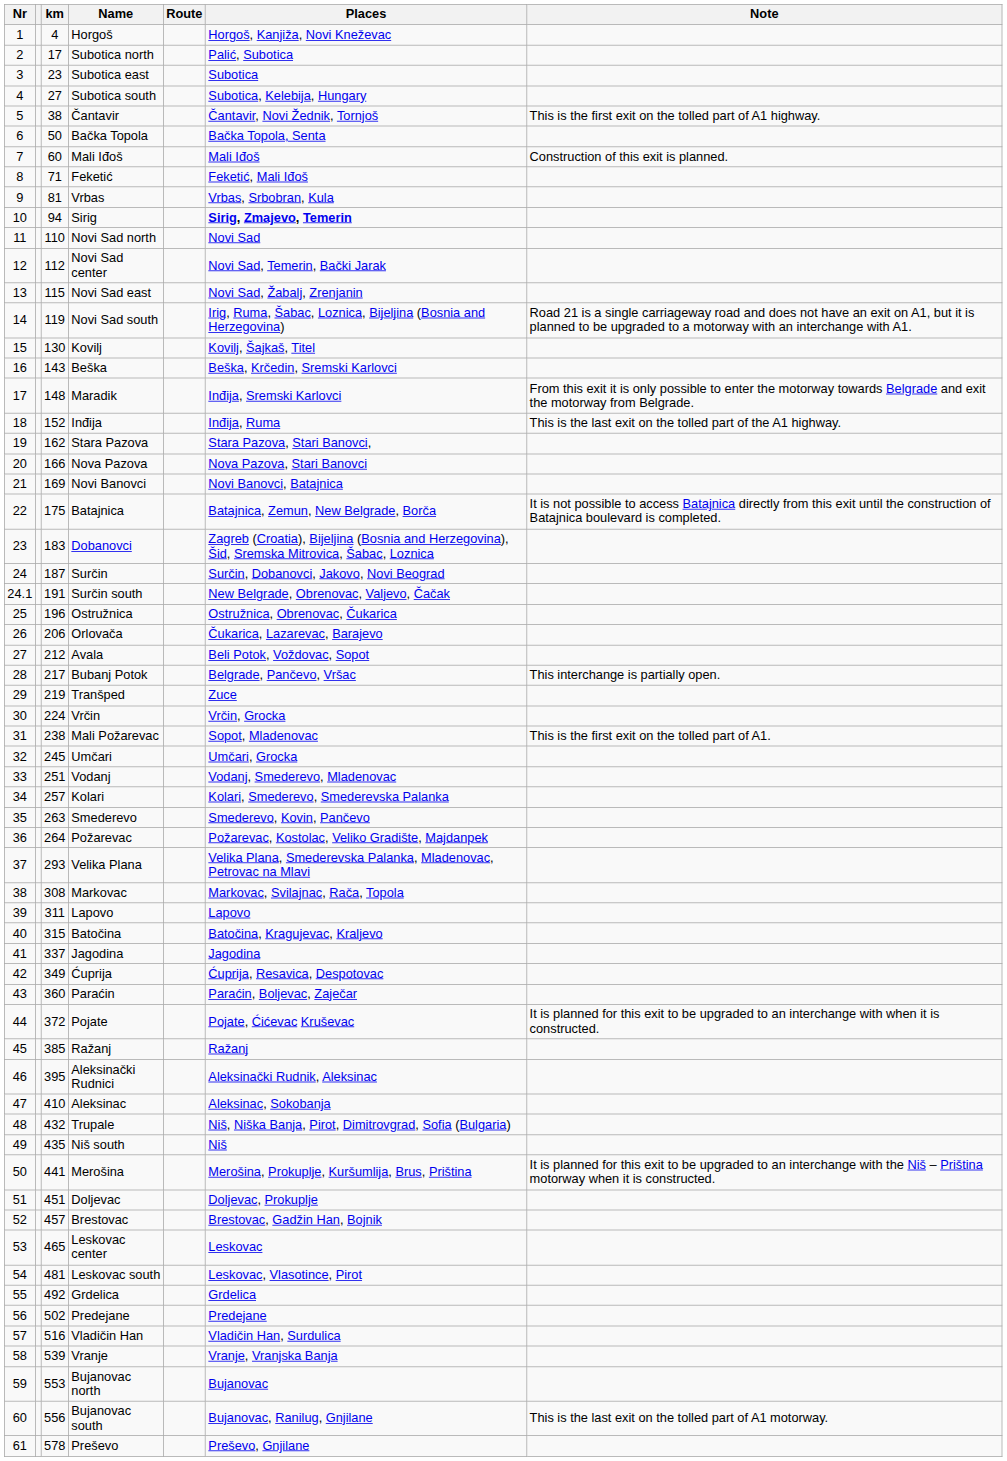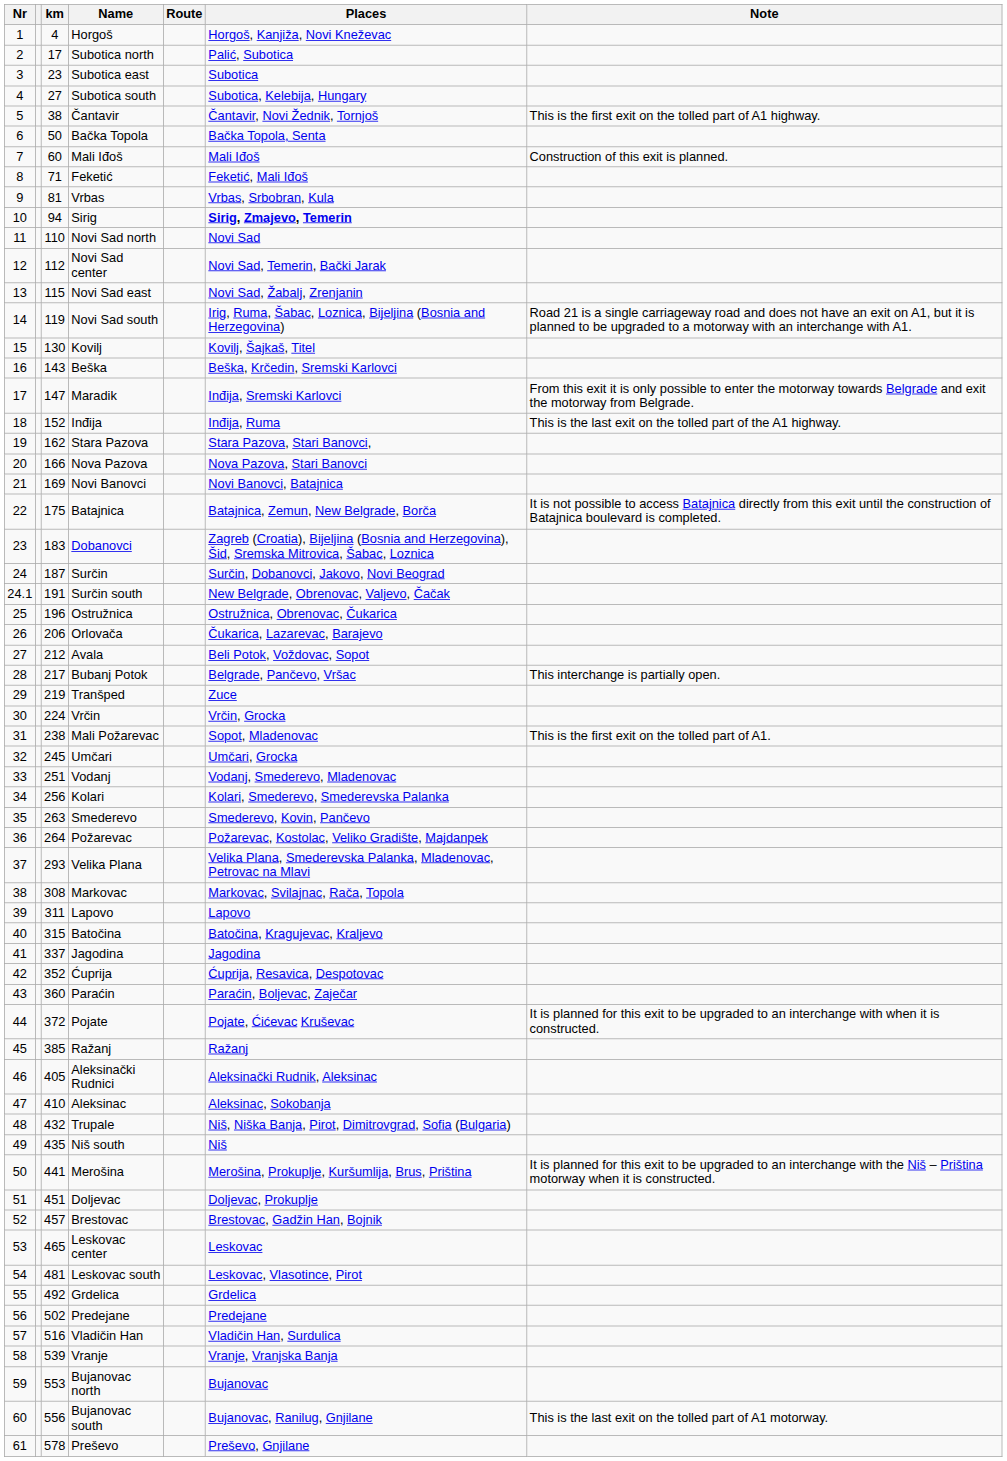(55, 395) 148 -> (55, 395) 147
(55, 797) 257 -> (55, 797) 256
(55, 973) 349 -> (55, 973) 352
(55, 1076) 395 -> (55, 1076) 405
